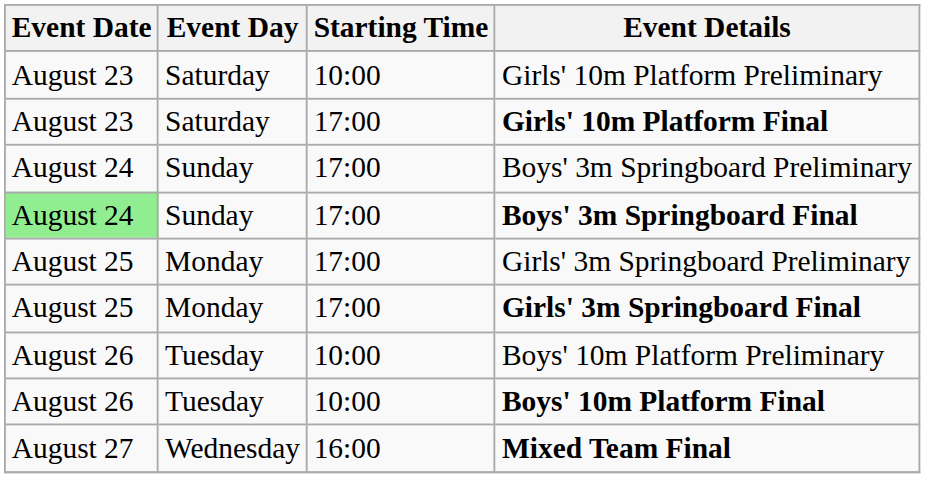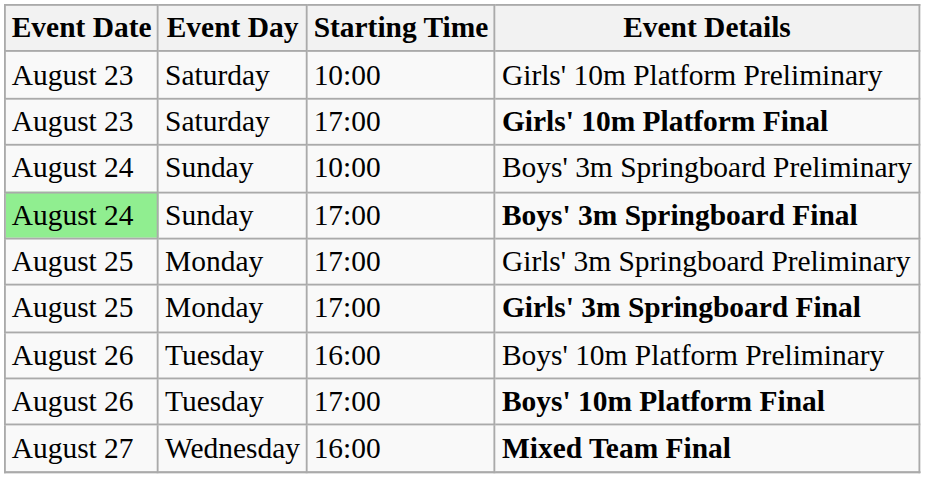(347, 167) 17:00 -> (347, 167) 10:00
(347, 354) 10:00 -> (347, 354) 16:00
(347, 401) 10:00 -> (347, 401) 17:00
